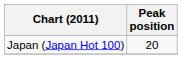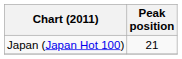(152, 44) 20 -> (152, 44) 21
